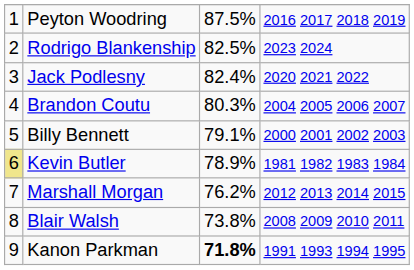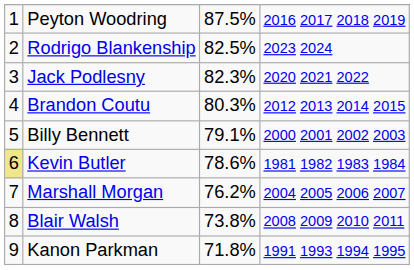(230, 76) 82.4% -> (230, 76) 82.3%
(334, 106) 2004 2005 2006 2007 -> (334, 106) 2012 2013 2014 2015
(230, 163) 78.9% -> (230, 163) 78.6%
(334, 193) 2012 2013 2014 2015 -> (334, 193) 2004 2005 2006 2007
(230, 250) bold -> (230, 250) normal
